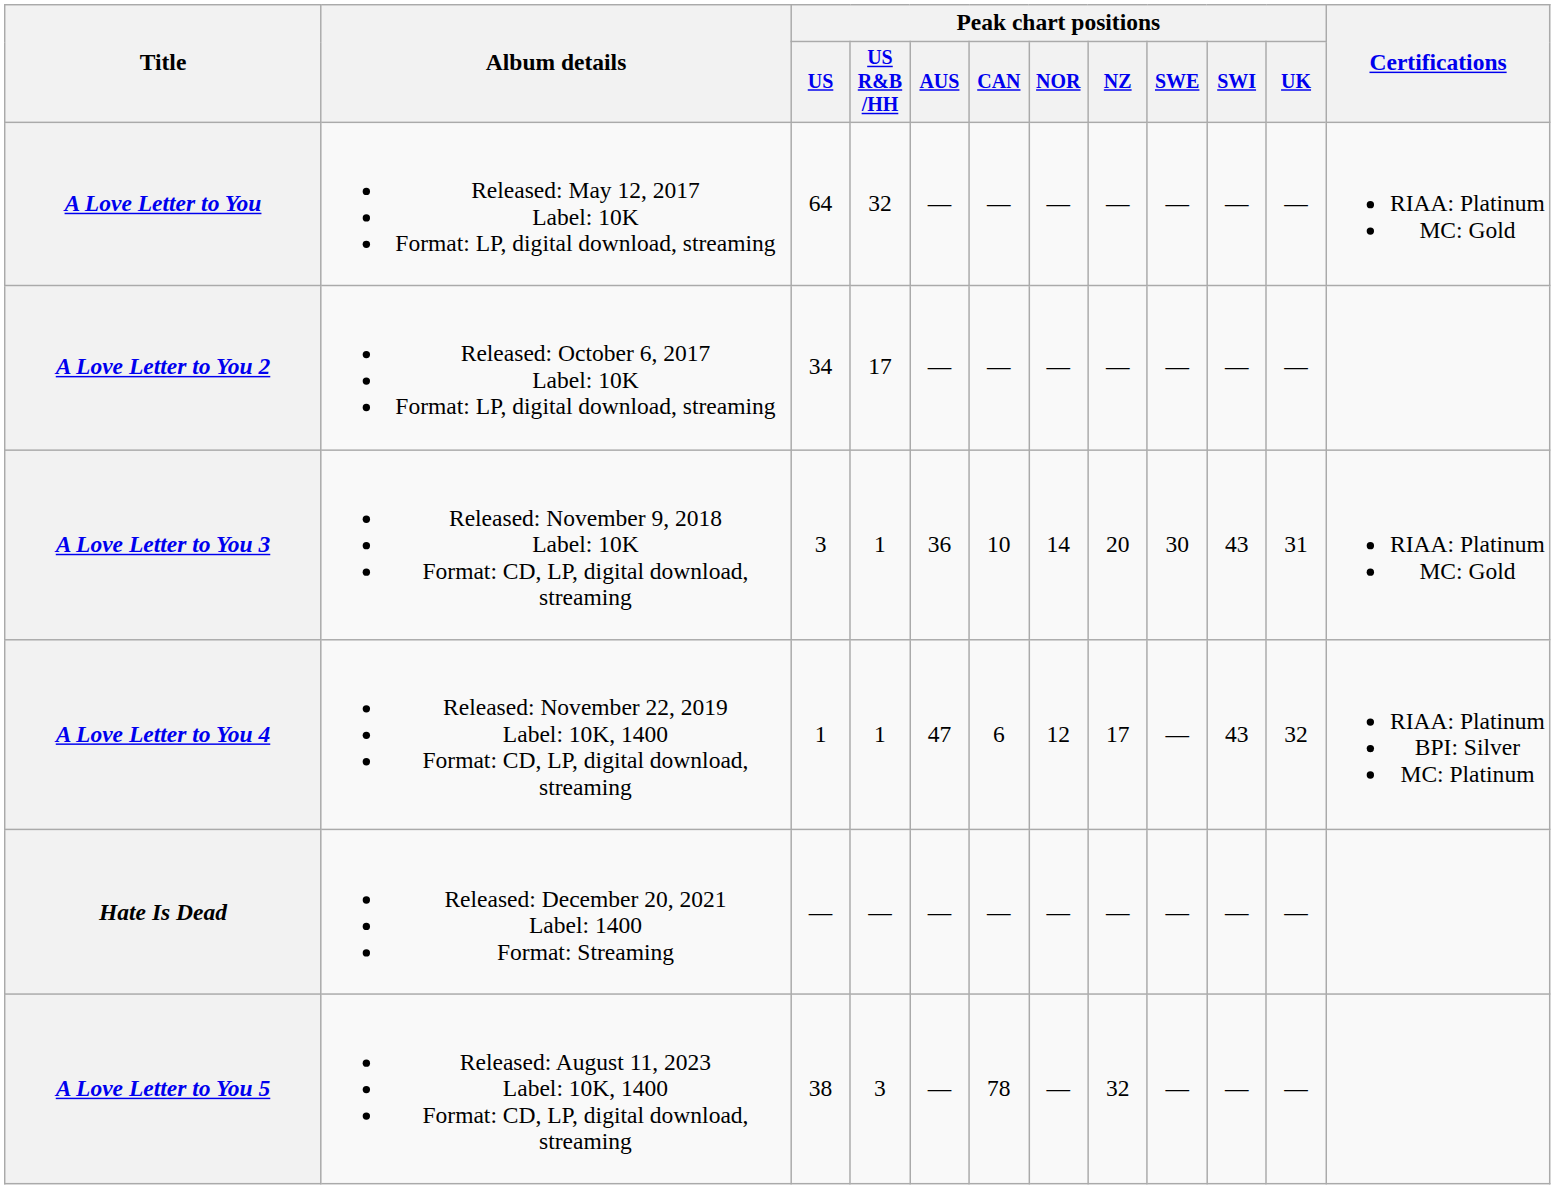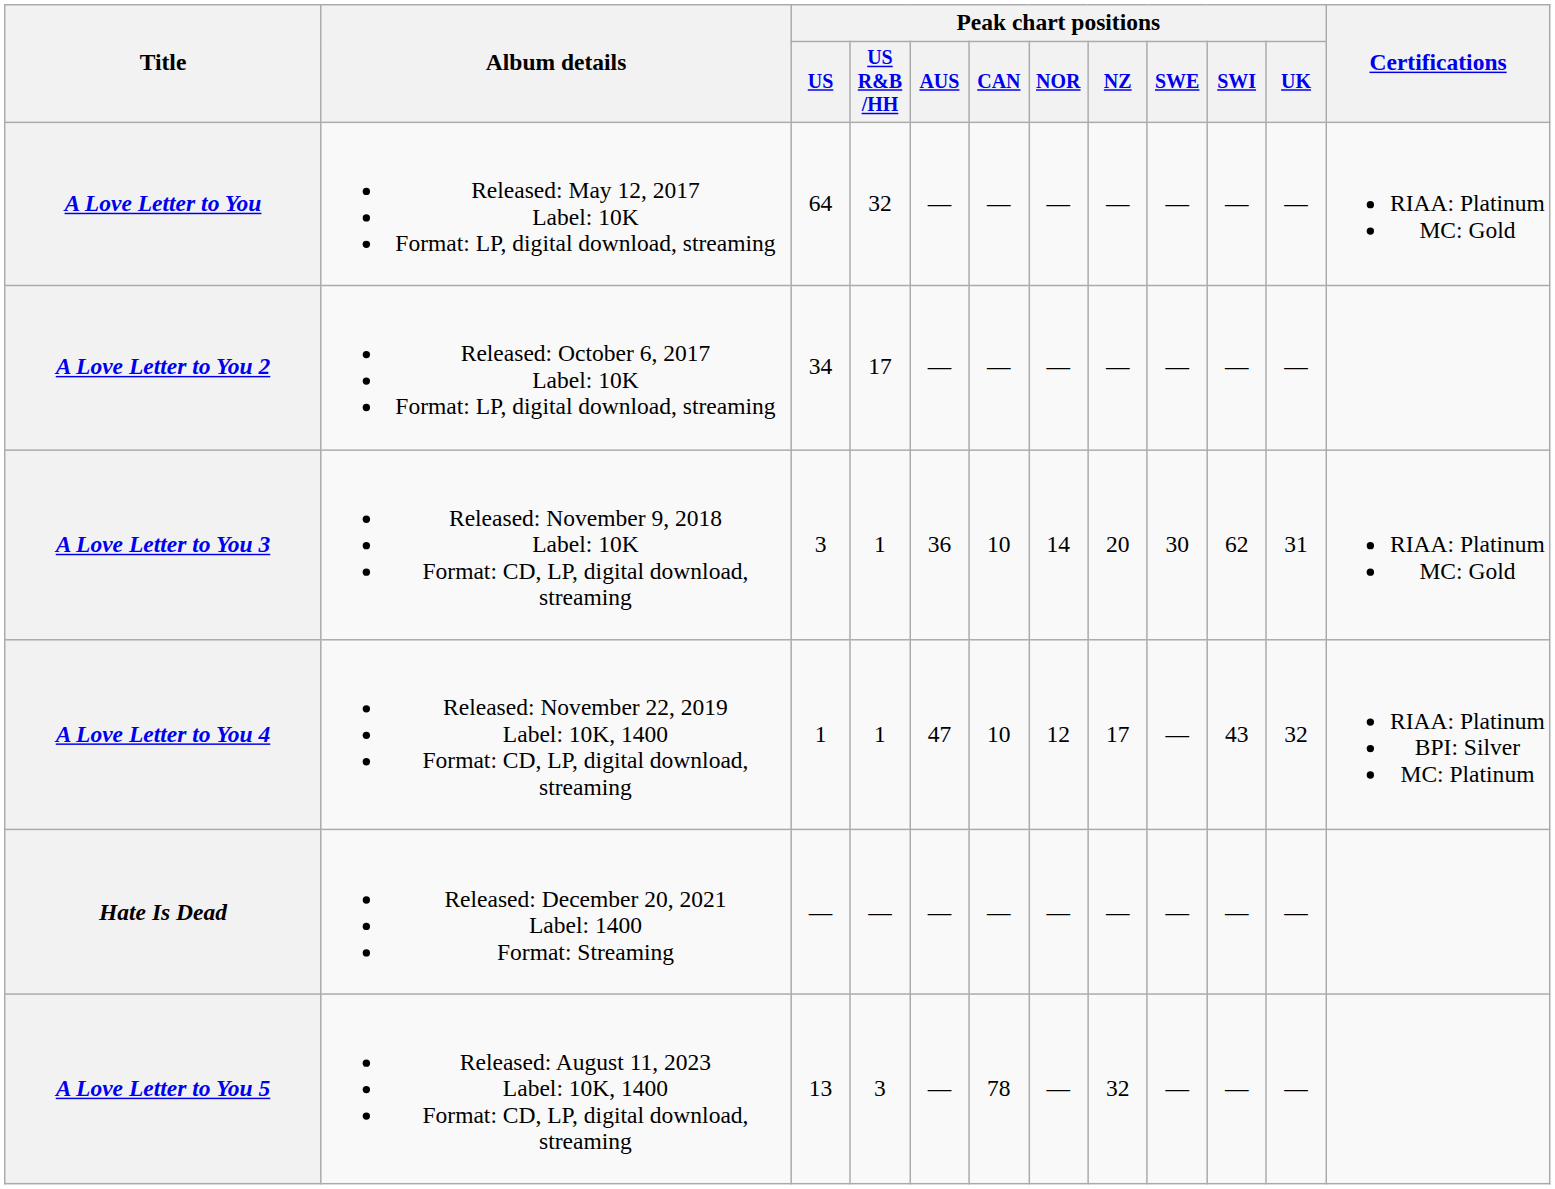(1237, 544) 43 -> (1237, 544) 62
(999, 734) 6 -> (999, 734) 10
(821, 1088) 38 -> (821, 1088) 13
